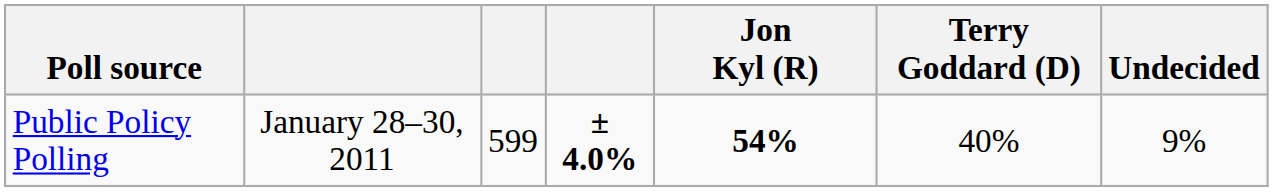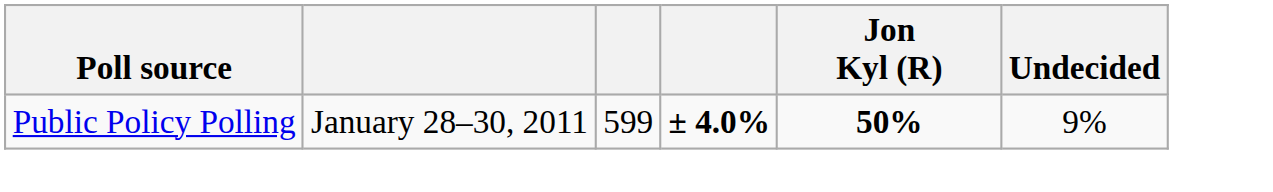- column: (989, 49)
(766, 139) 54% -> (889, 121) 50%
